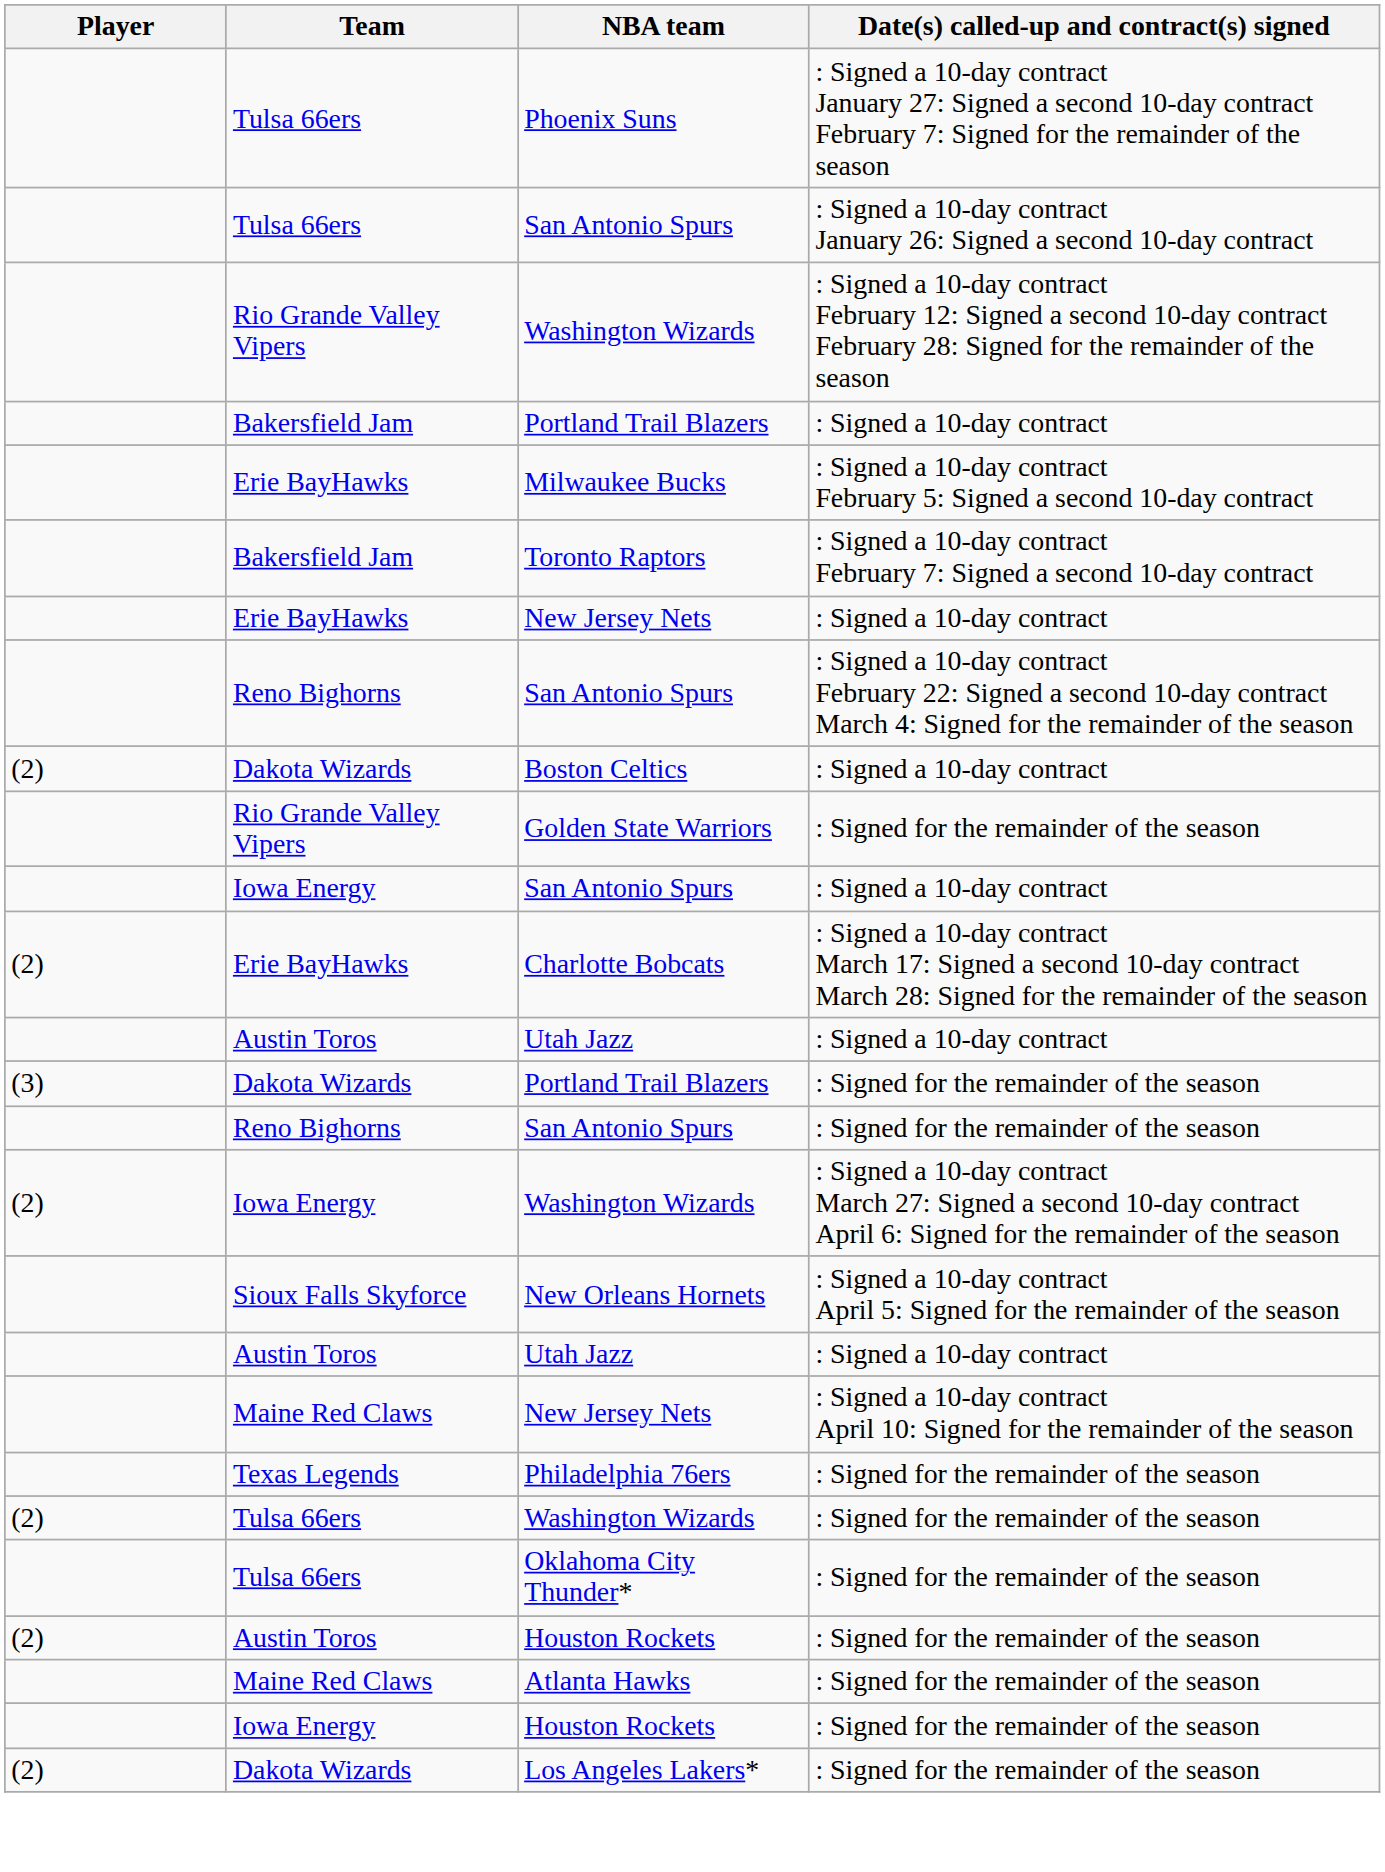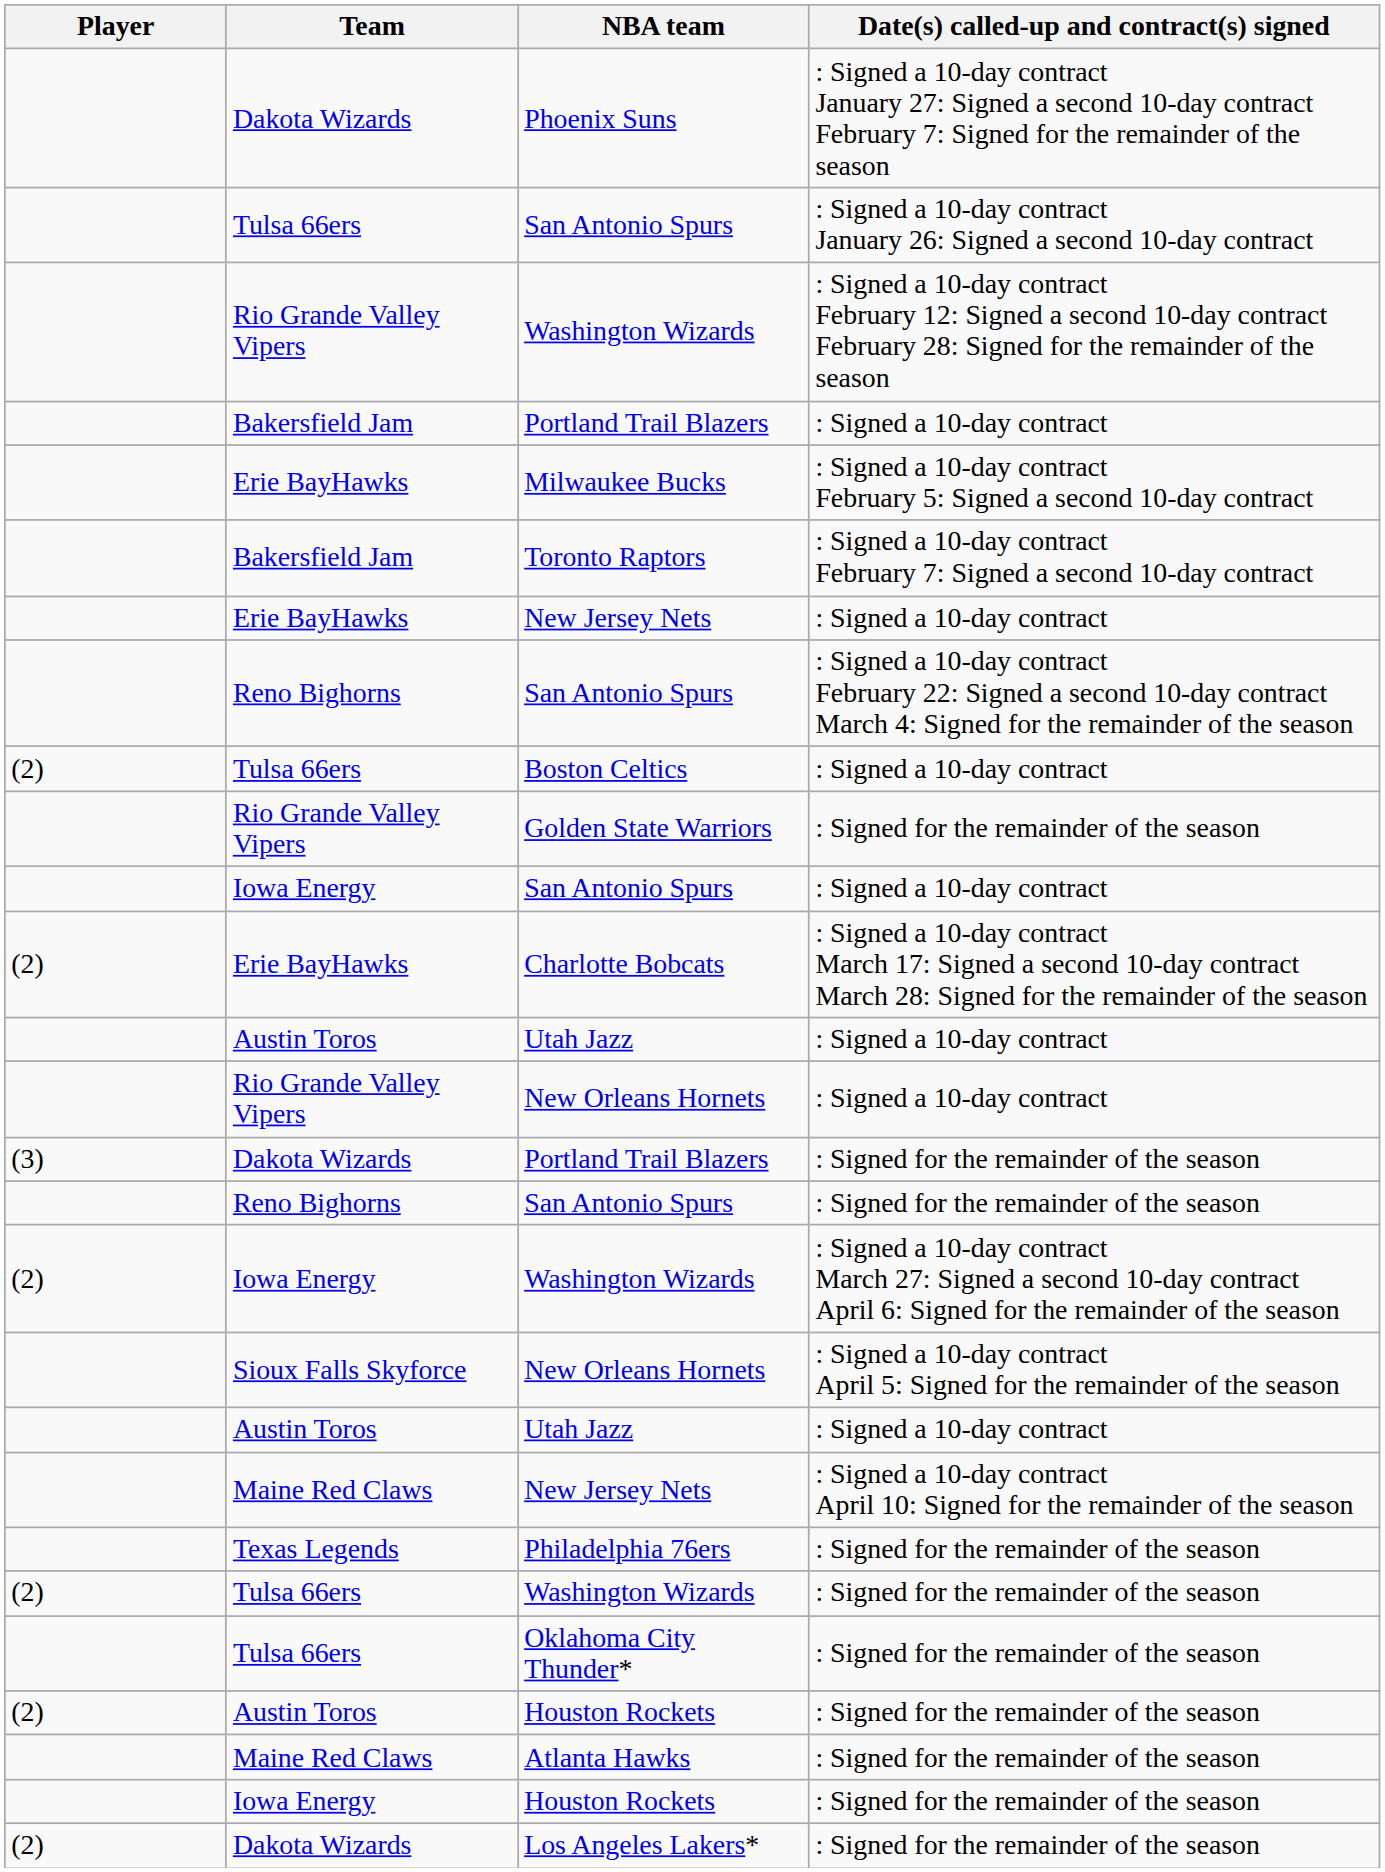(297, 117) Tulsa 66ers -> (322, 117) Dakota Wizards
(322, 768) Dakota Wizards -> (297, 768) Tulsa 66ers
+ row: (645, 1098)
